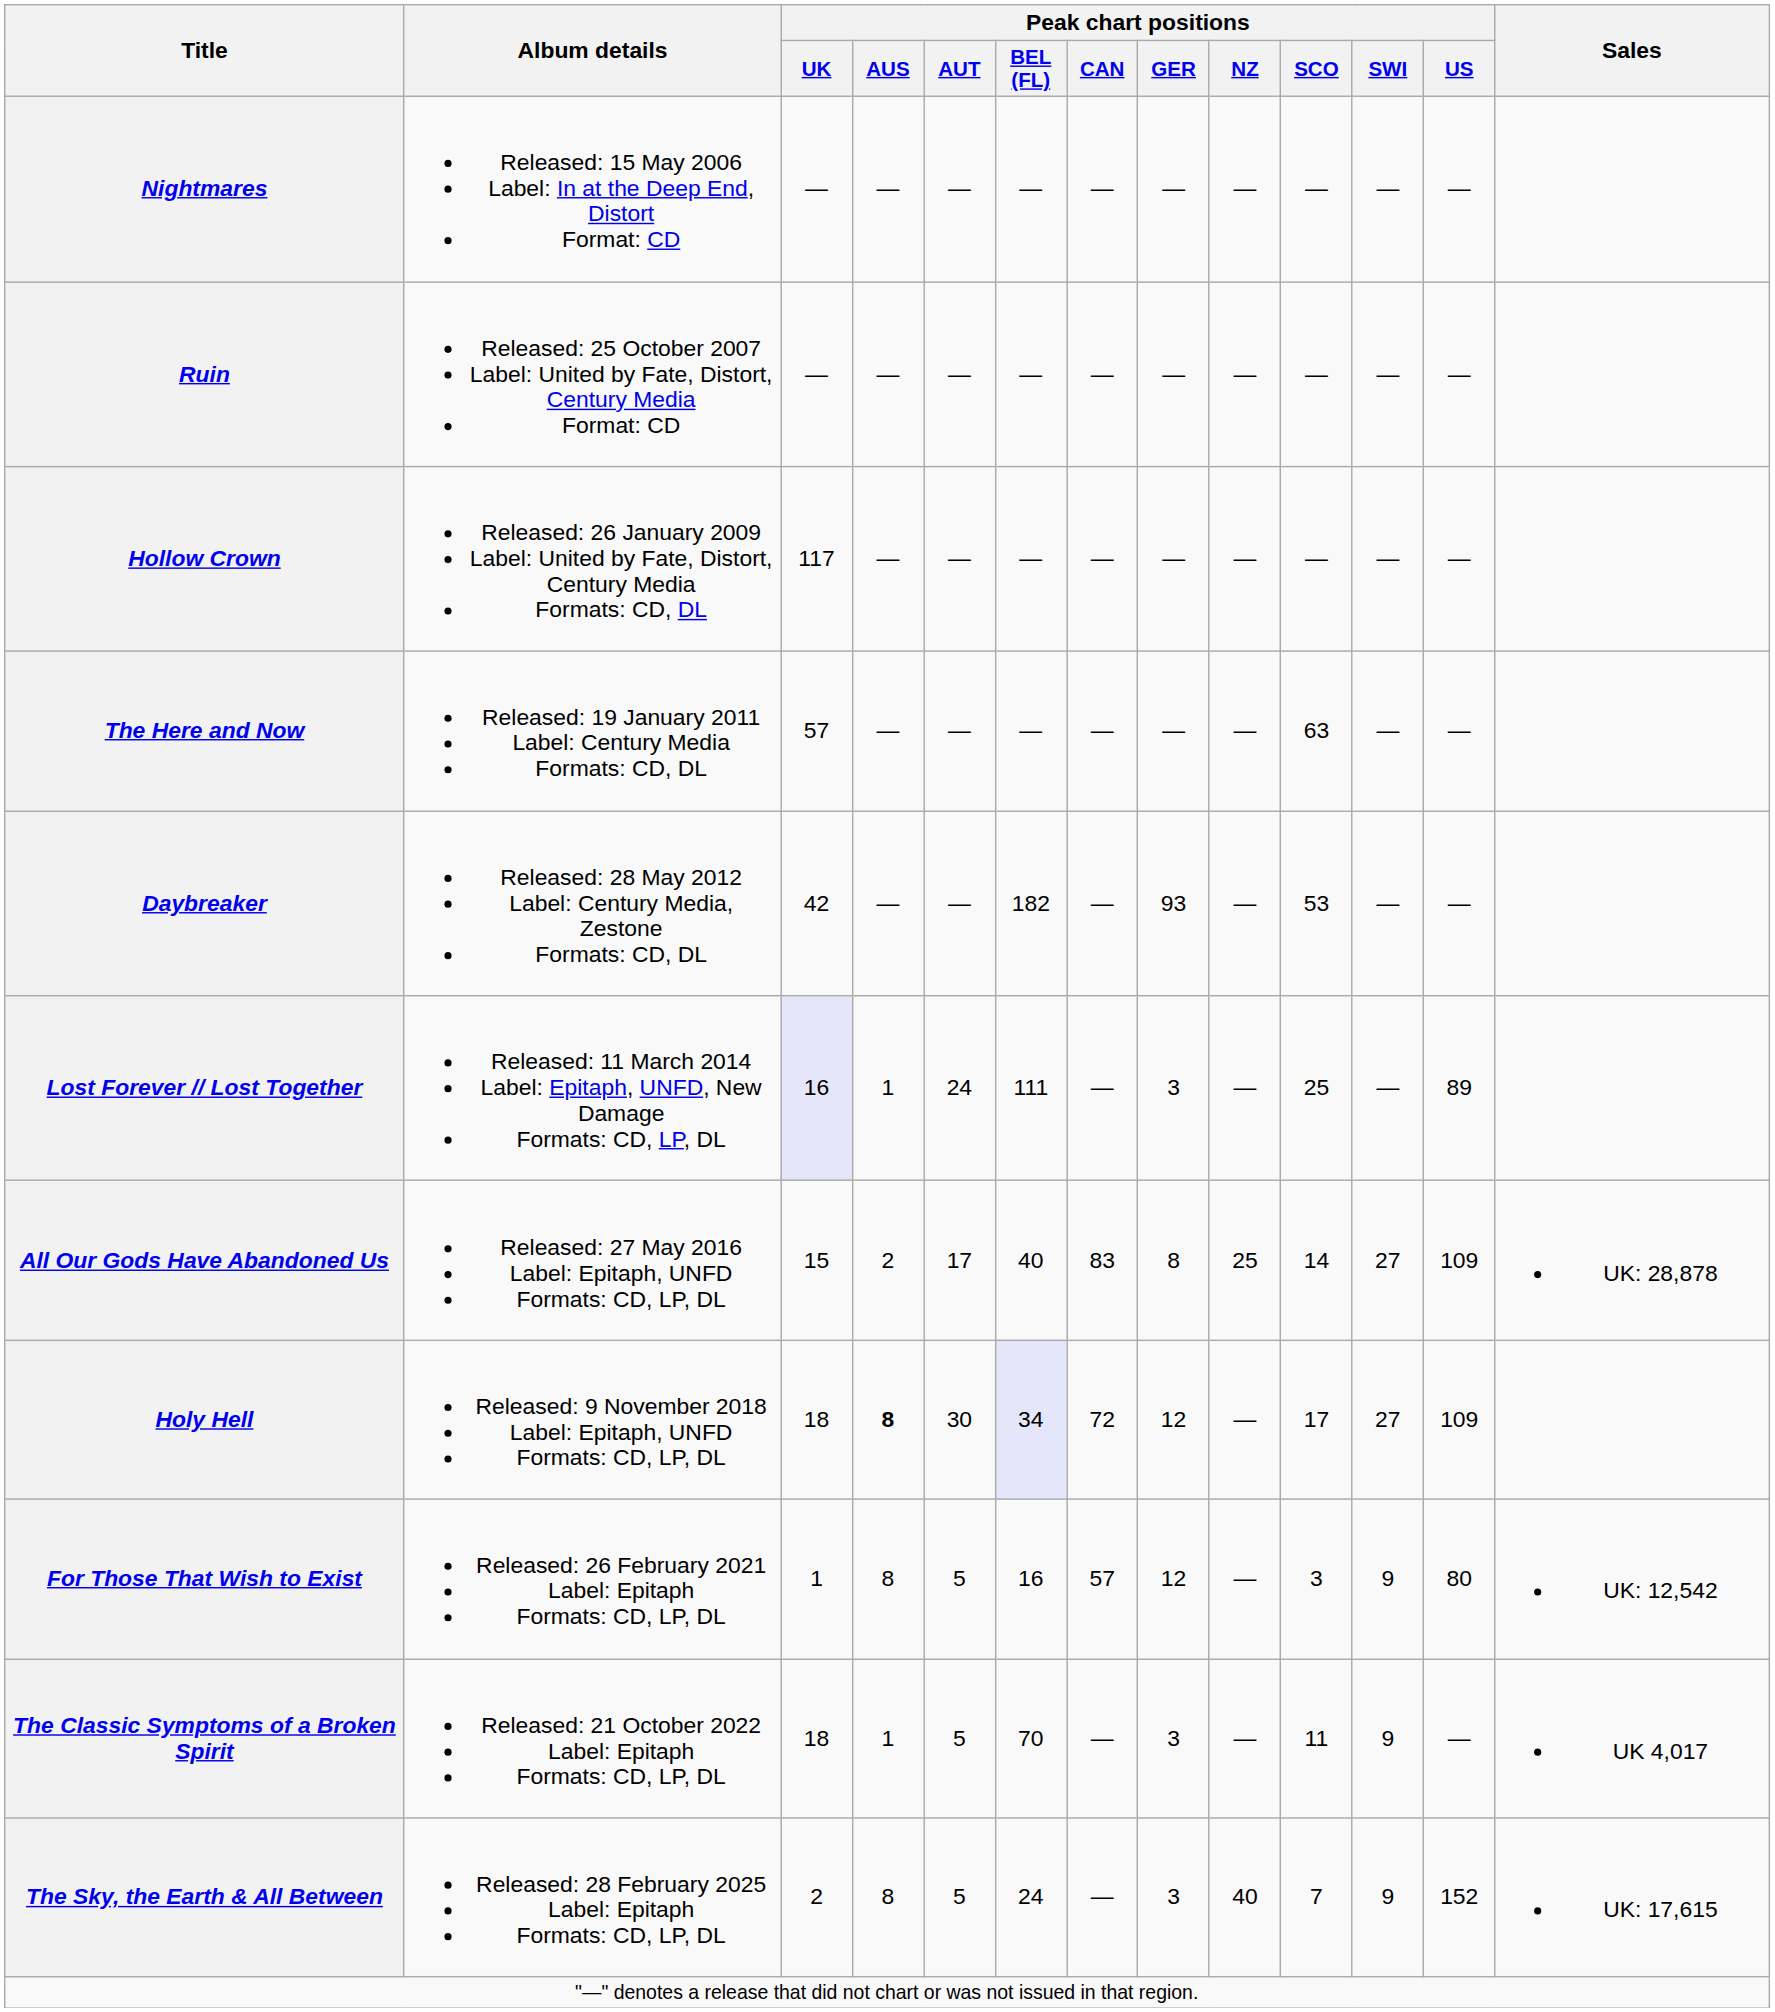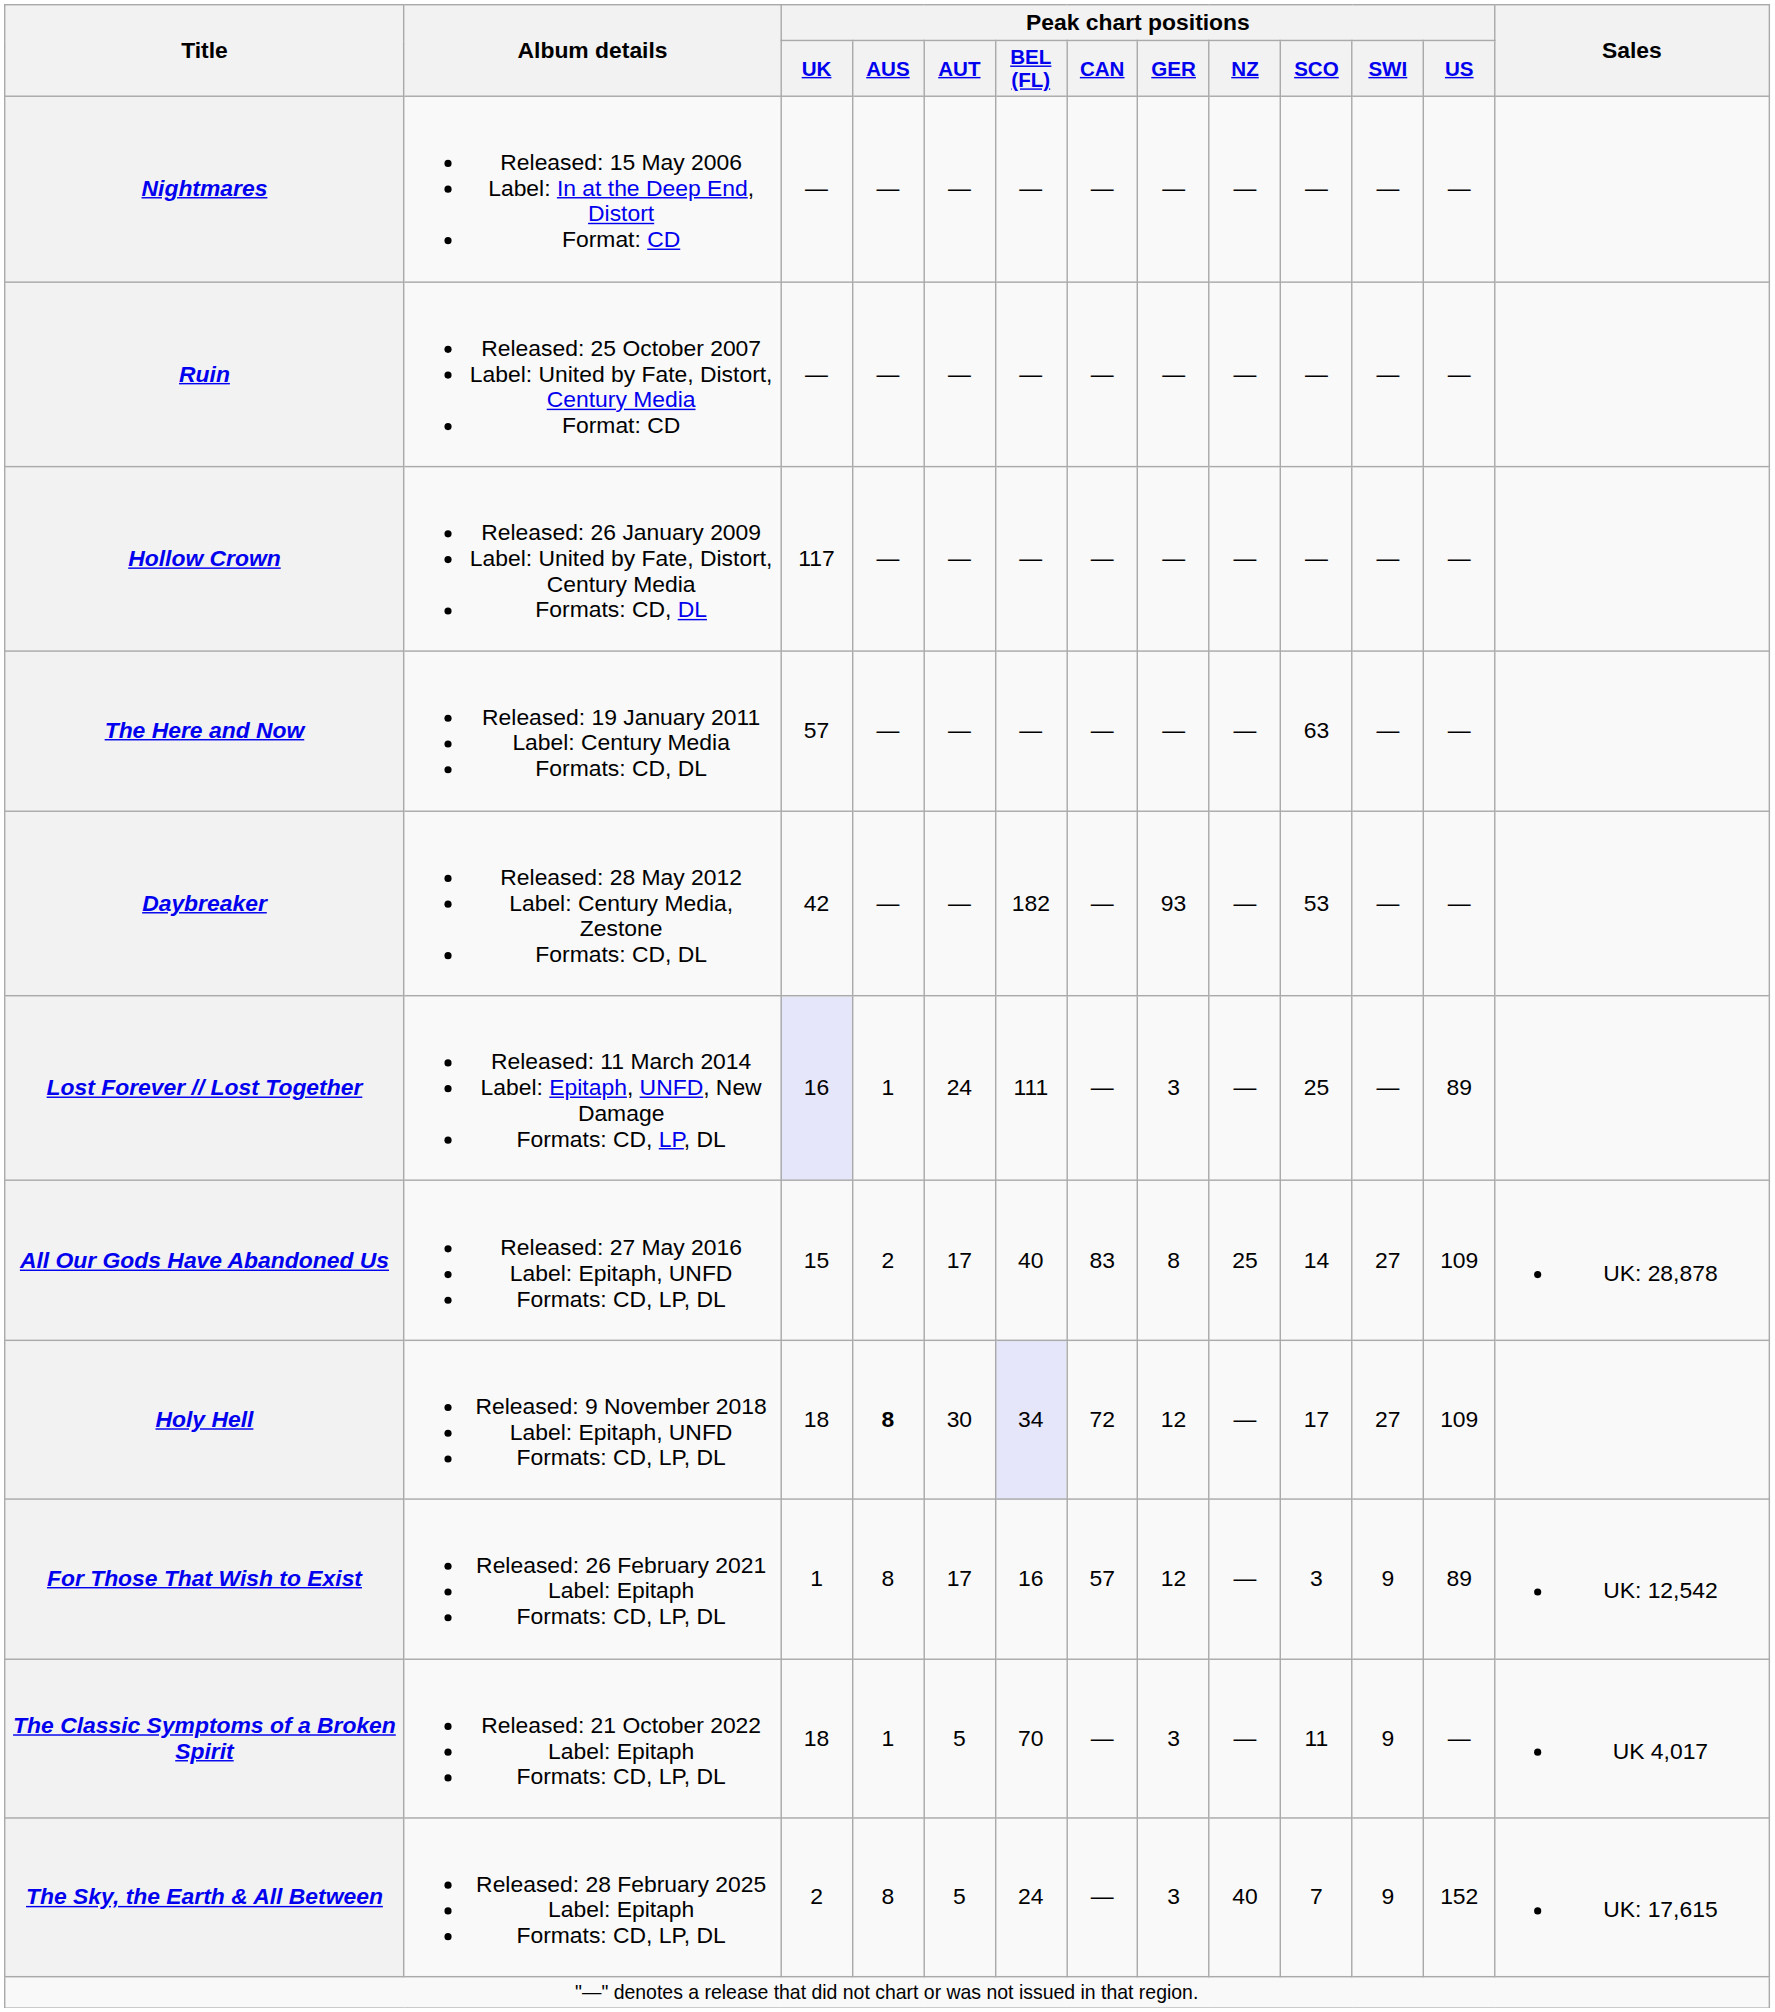(959, 1578) 5 -> (959, 1578) 17
(1459, 1578) 80 -> (1459, 1578) 89
